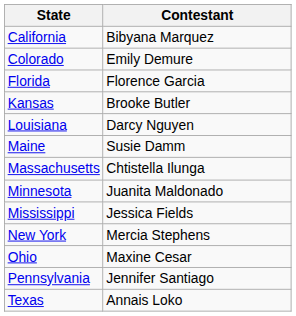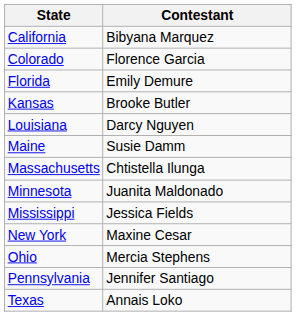(150, 59) Emily Demure -> (155, 59) Florence Garcia
(155, 81) Florence Garcia -> (150, 81) Emily Demure
(158, 235) Mercia Stephens -> (149, 235) Maxine Cesar
(149, 256) Maxine Cesar -> (158, 256) Mercia Stephens
